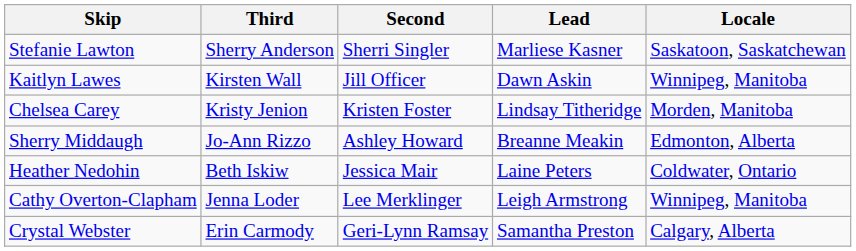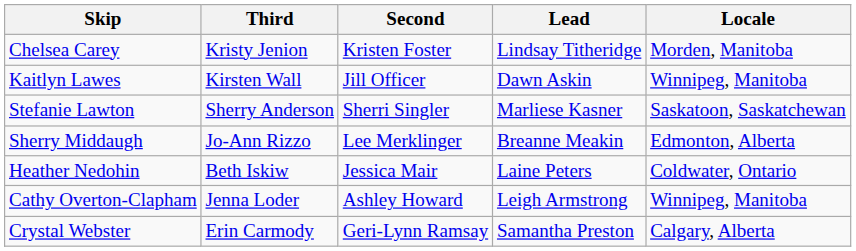rows swapped: (64, 110) <-> (72, 49)
(403, 140) Ashley Howard -> (402, 140) Lee Merklinger
(402, 200) Lee Merklinger -> (403, 200) Ashley Howard
